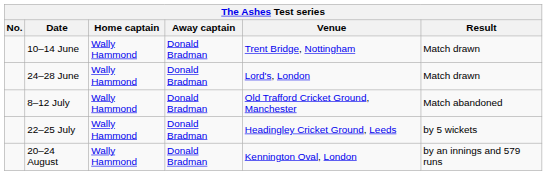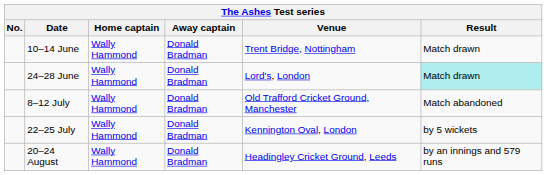(452, 76) no background -> (452, 76) paleturquoise background
(321, 130) Headingley Cricket Ground, Leeds -> (301, 130) Kennington Oval, London
(301, 156) Kennington Oval, London -> (321, 156) Headingley Cricket Ground, Leeds
